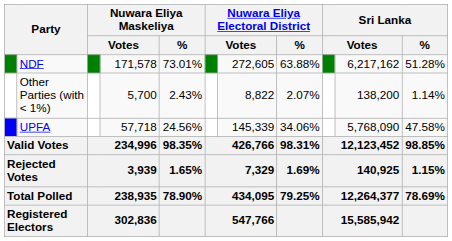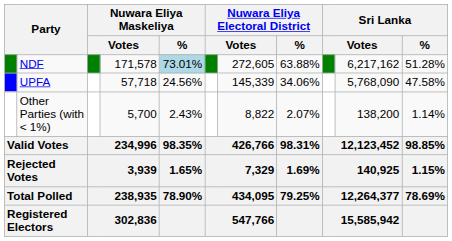(182, 63) no background -> (182, 63) lightblue background
rows swapped: (35, 127) <-> (52, 95)
